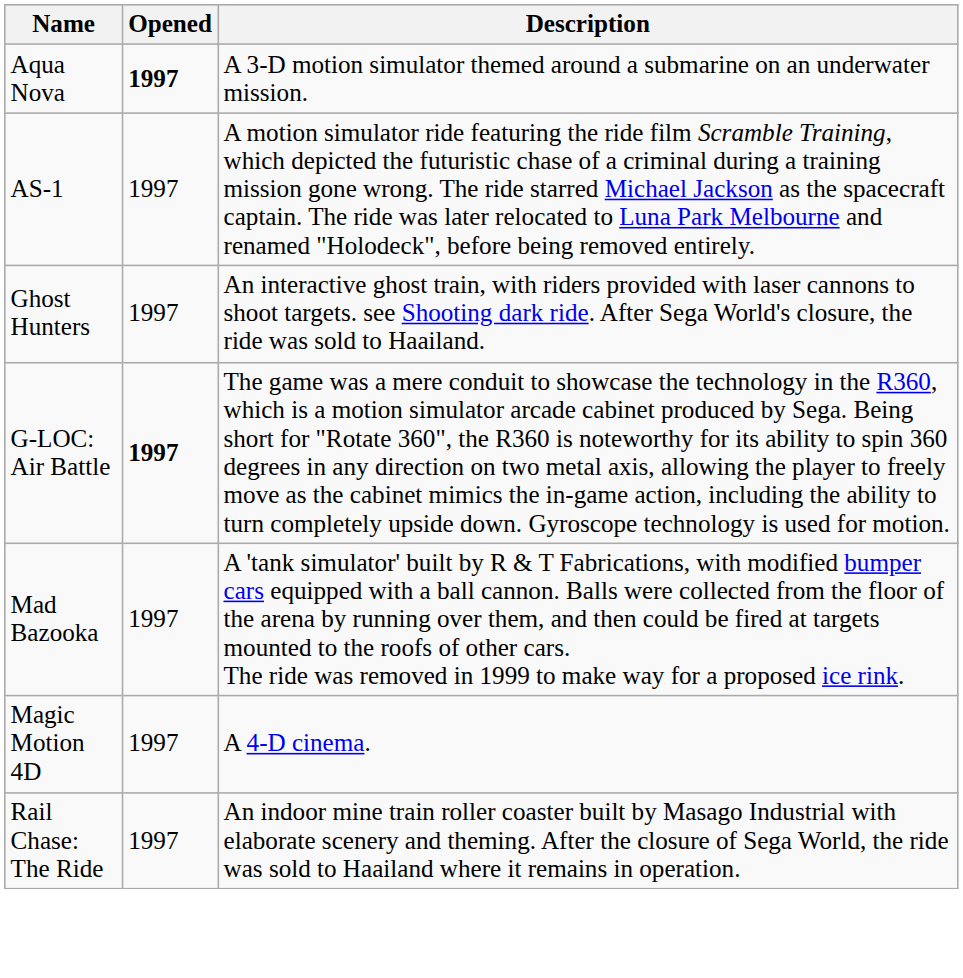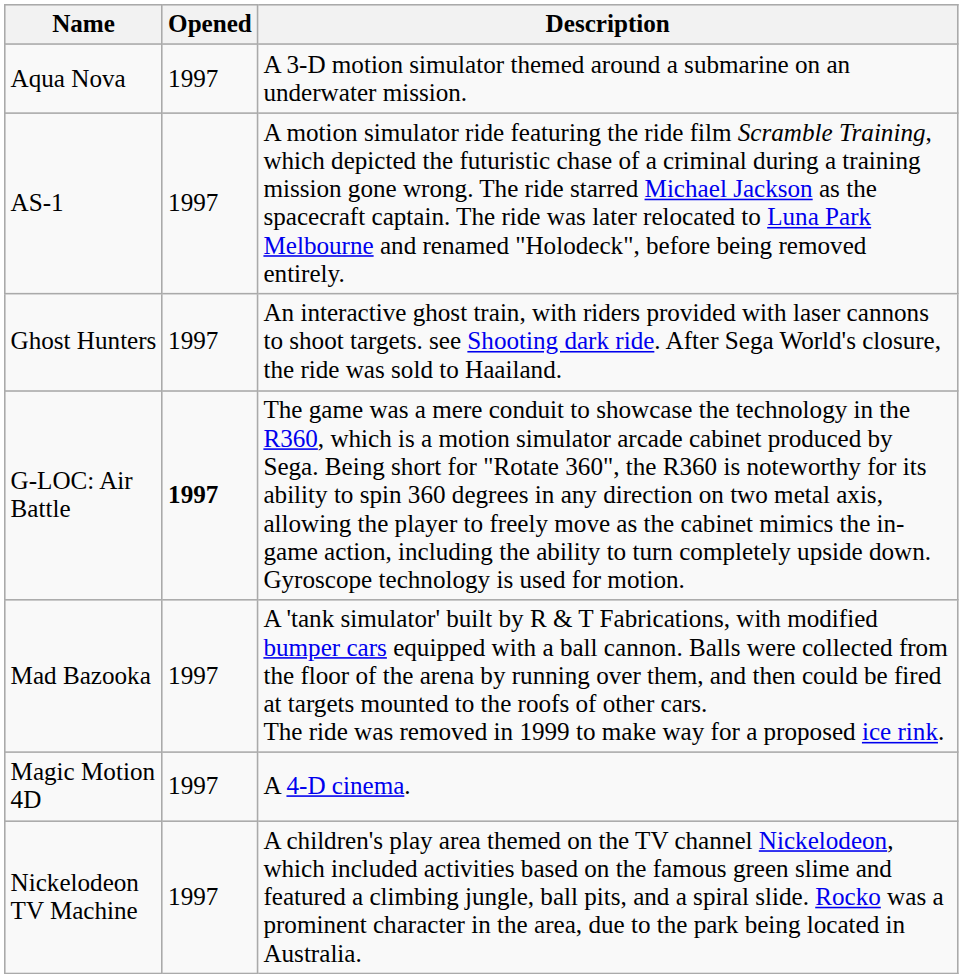(153, 78) bold -> (193, 78) normal
+ row: (75, 896)
- row: (57, 840)
